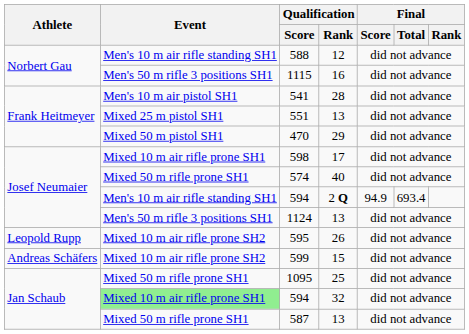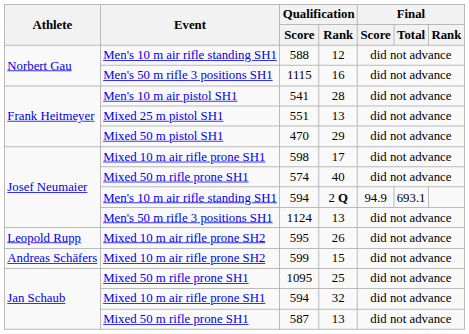(411, 197) 693.4 -> (411, 197) 693.1
(184, 298) lightgreen background -> (184, 298) no background
